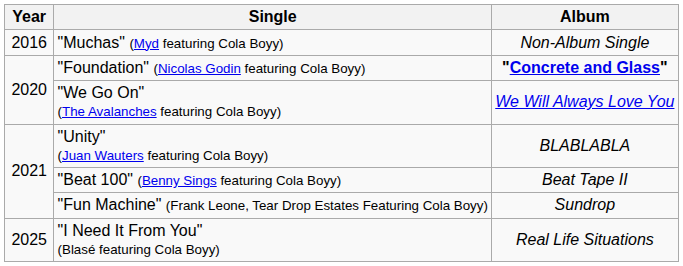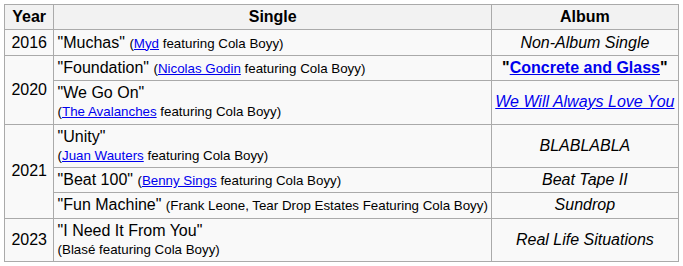(29, 239) 2025 -> (29, 239) 2023
